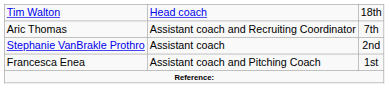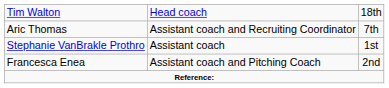(371, 46) 2nd -> (371, 46) 1st
(371, 62) 1st -> (371, 62) 2nd
